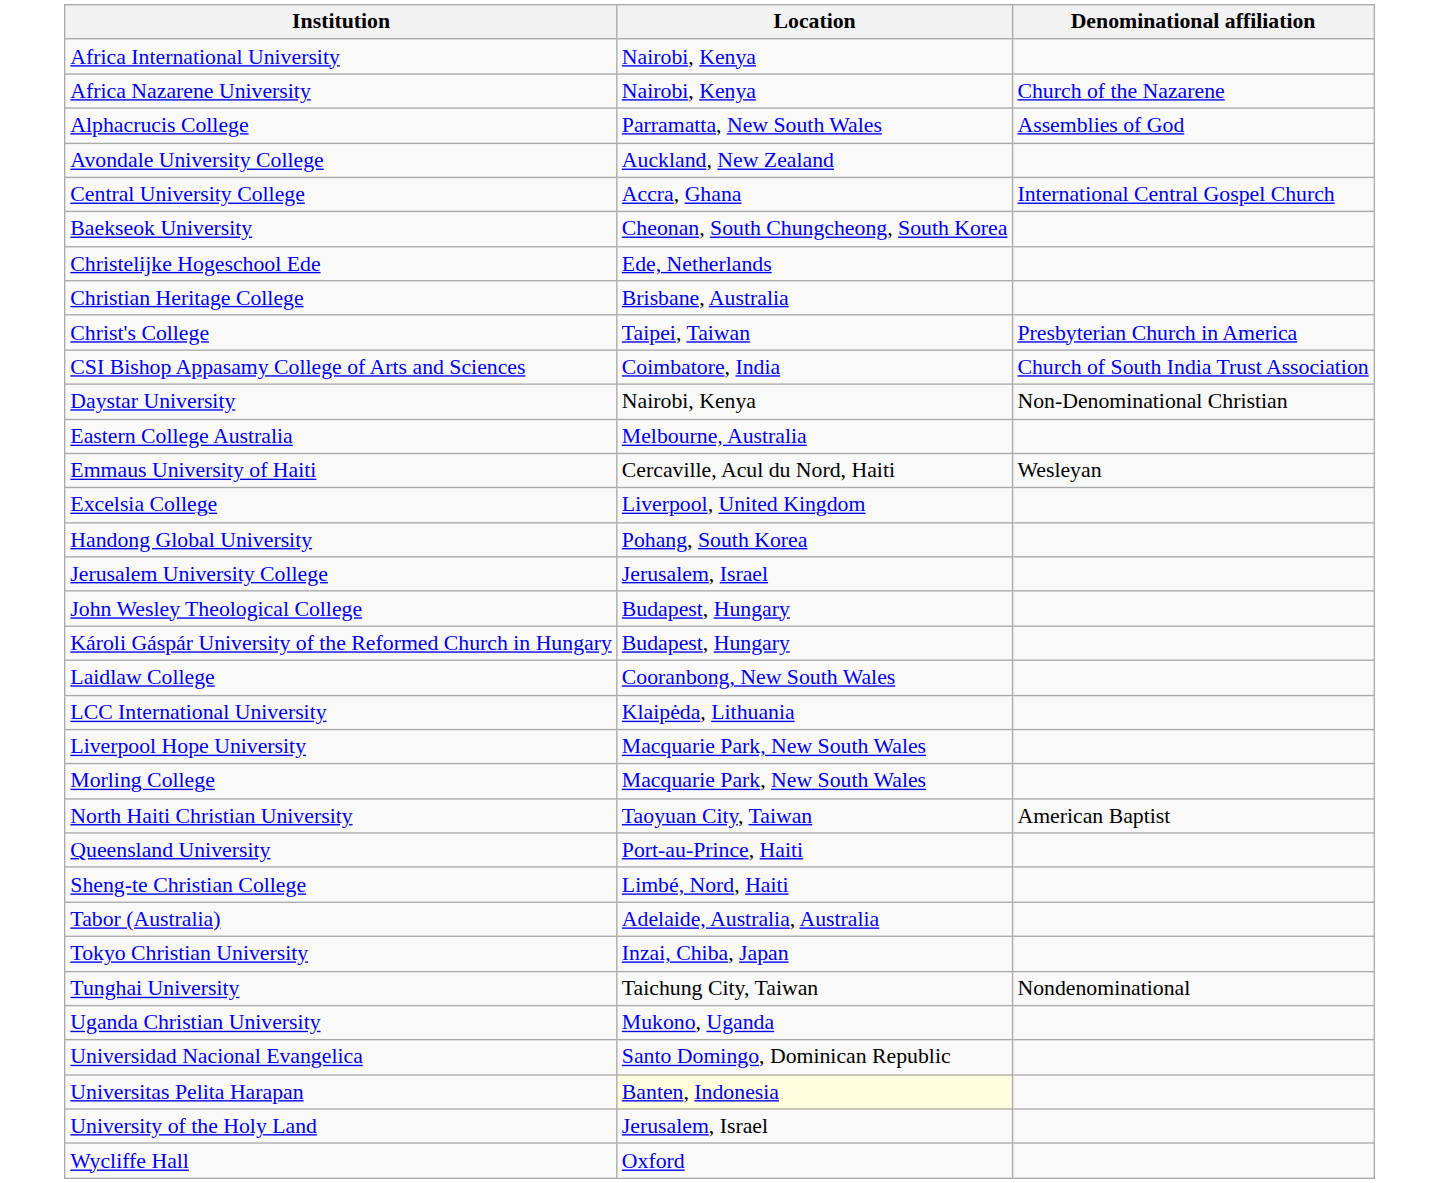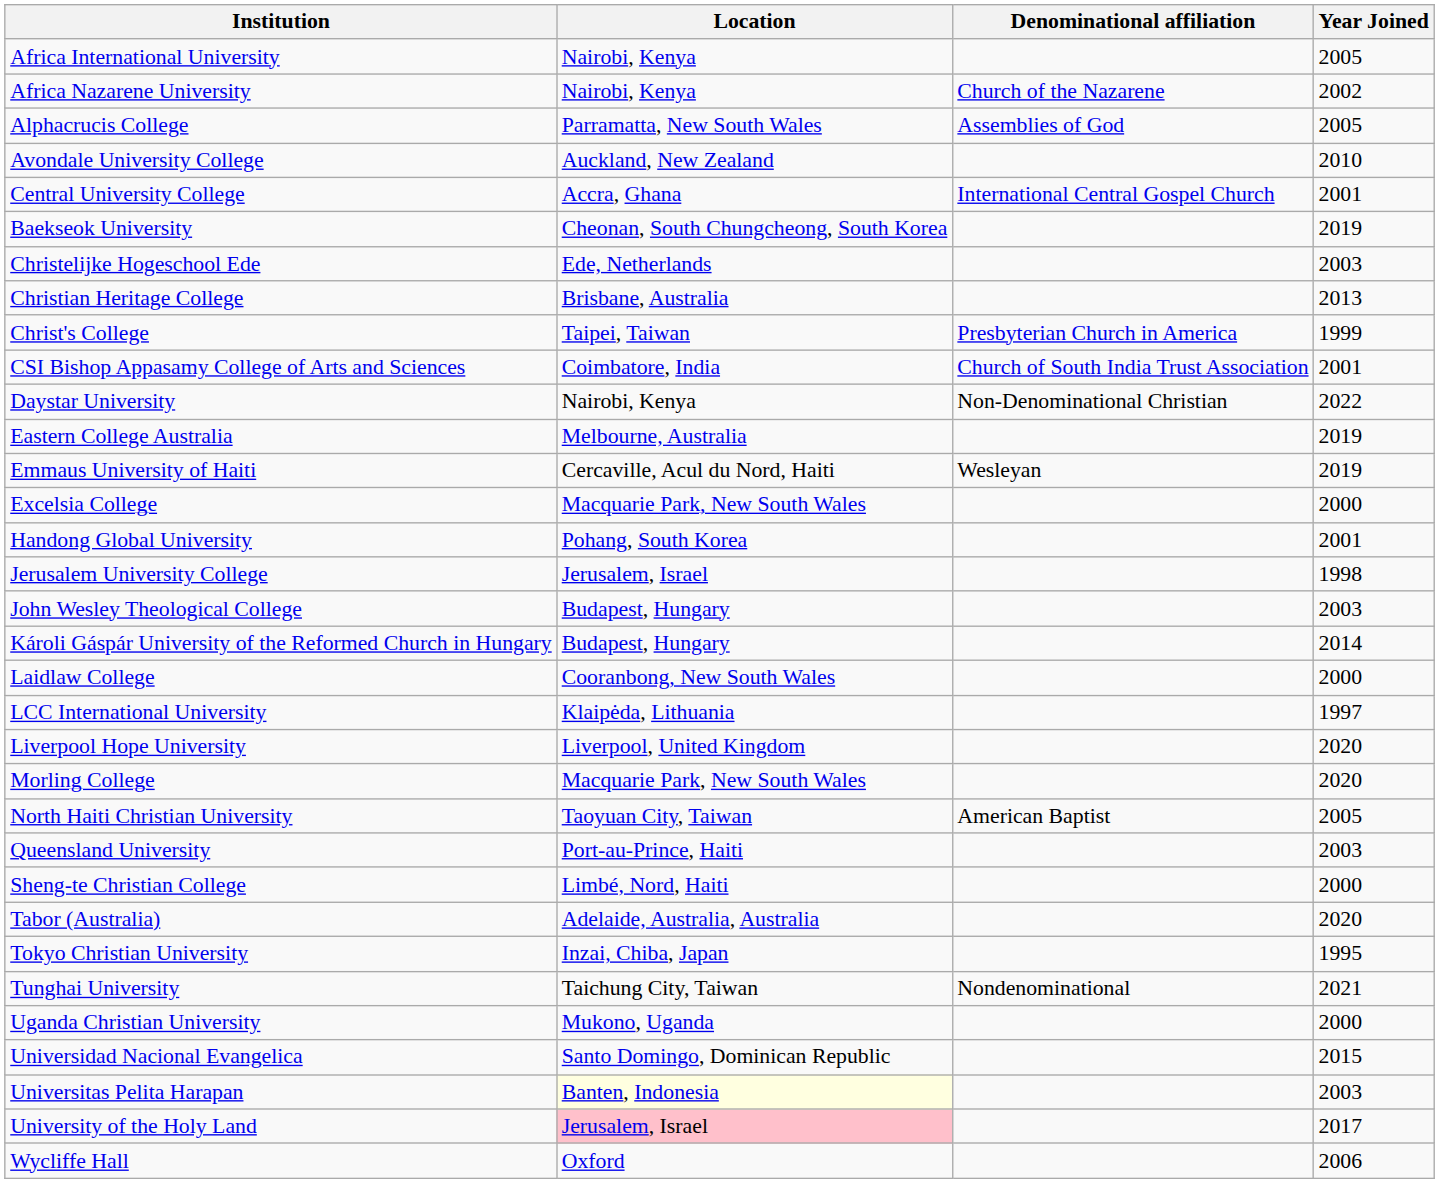+ column: (1374, 21)
(744, 504) Liverpool, United Kingdom -> (714, 504) Macquarie Park, New South Wales
(774, 746) Macquarie Park, New South Wales -> (684, 746) Liverpool, United Kingdom
(695, 1126) no background -> (635, 1126) pink background
